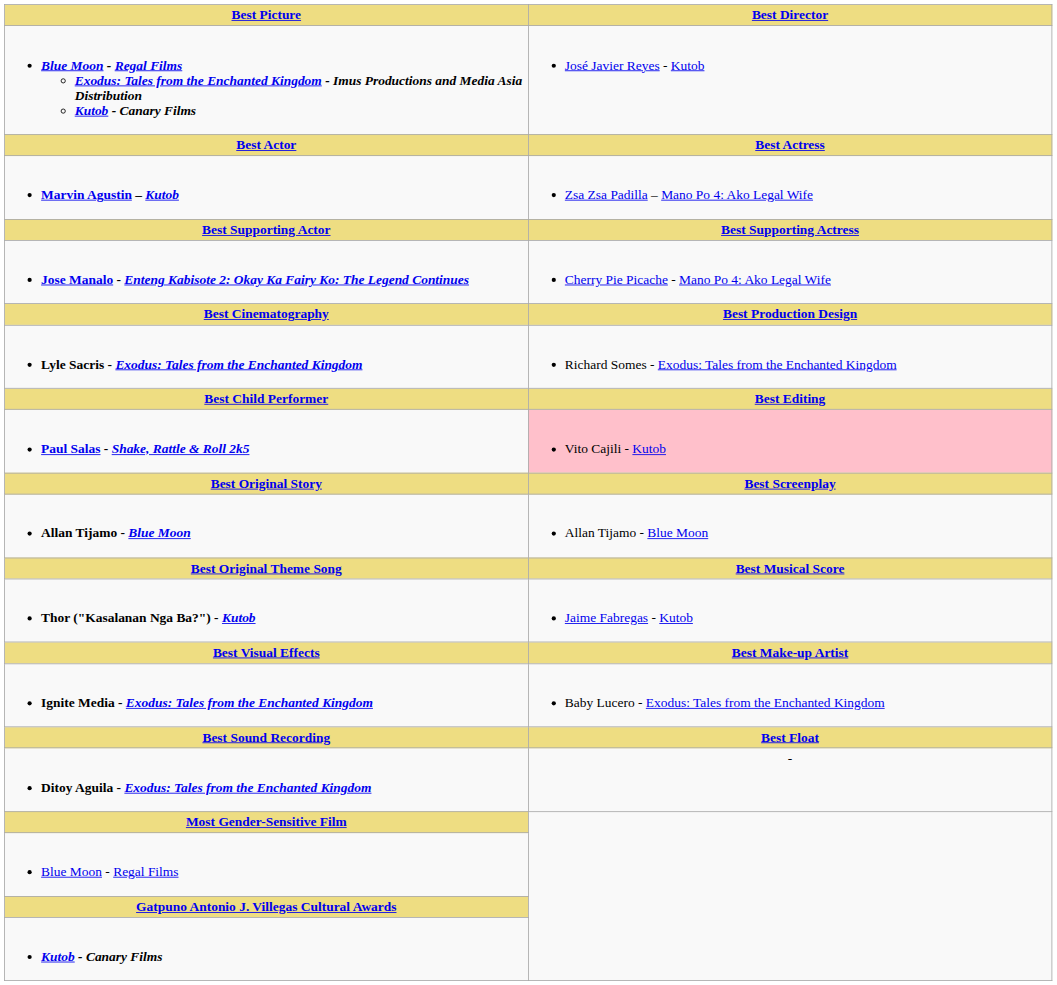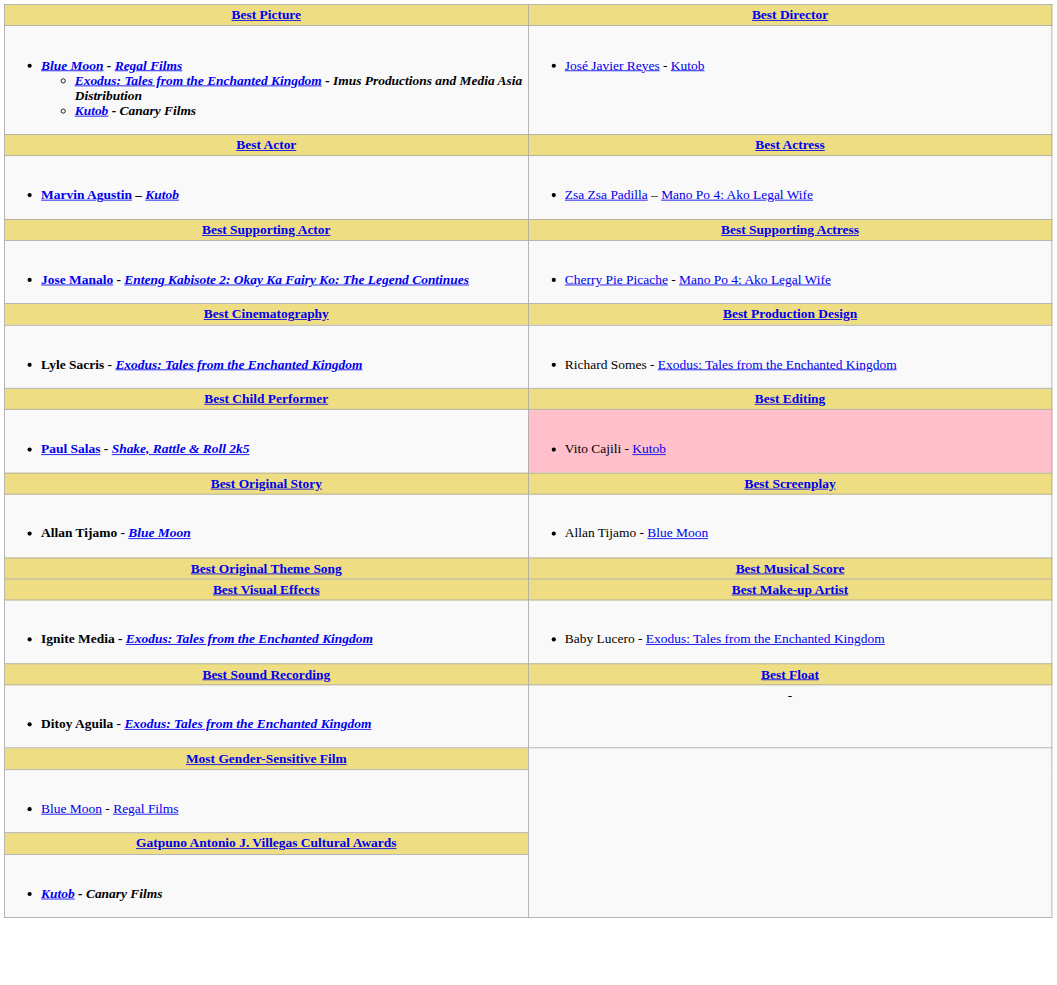- row: (266, 618)
